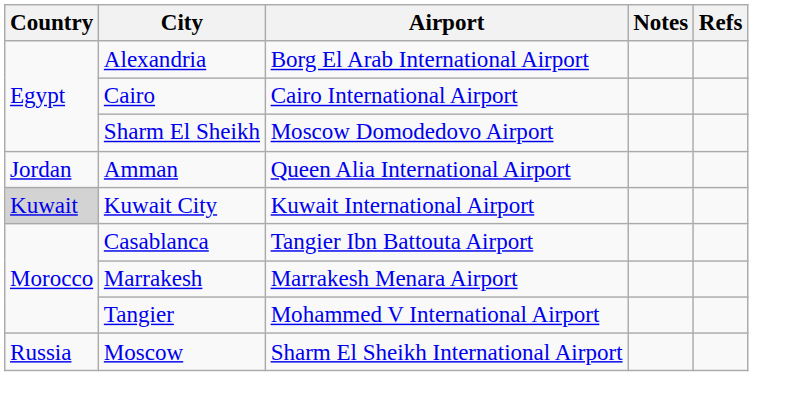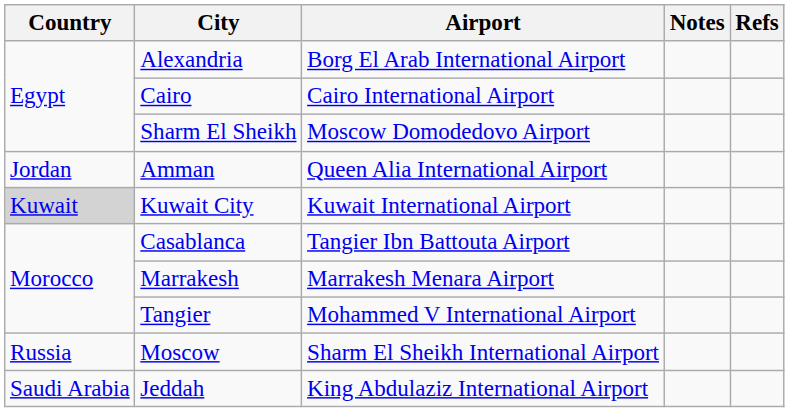+ row: (172, 388)
